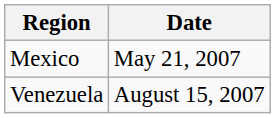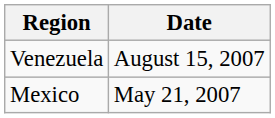rows swapped: (45, 58) <-> (57, 94)
